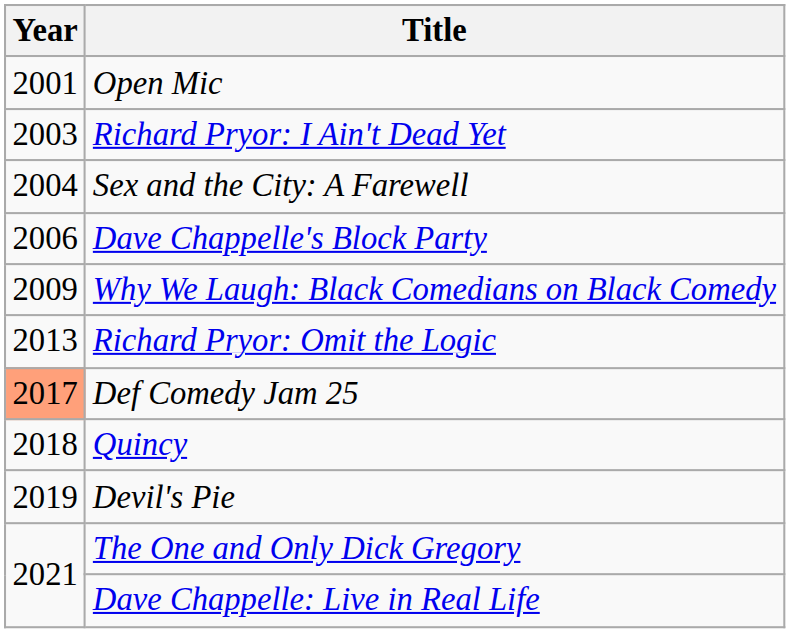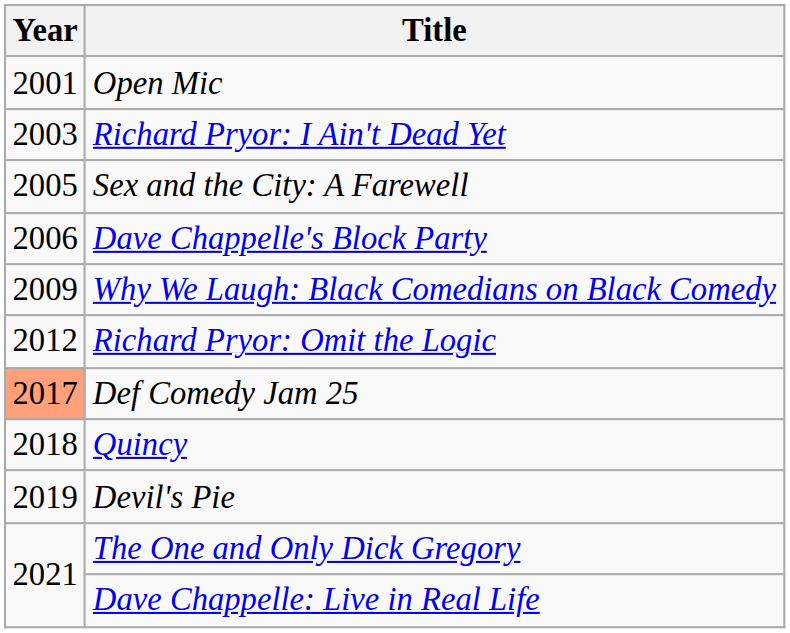(45, 185) 2004 -> (45, 185) 2005
(45, 340) 2013 -> (45, 340) 2012
